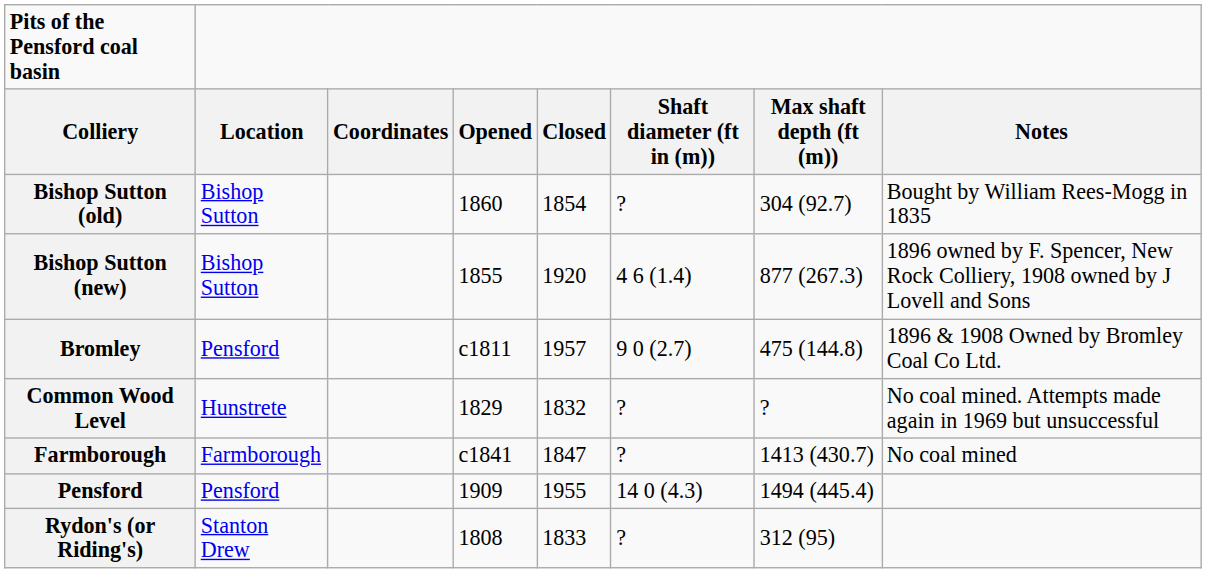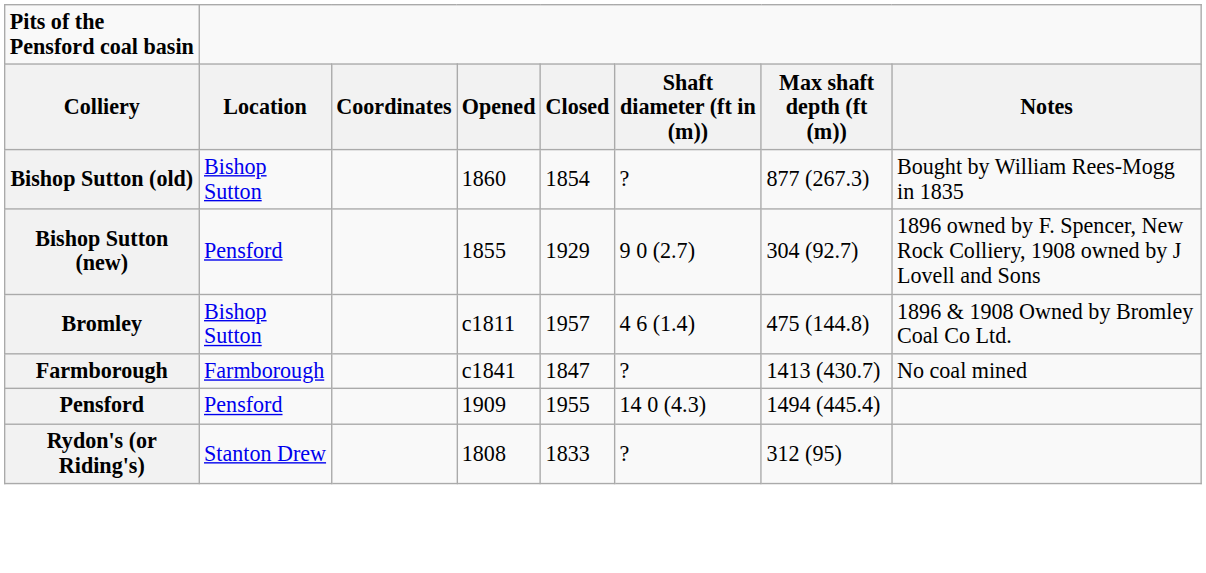(806, 203) 304 (92.7) -> (818, 178) 877 (267.3)
(232, 276) Bishop Sutton -> (243, 251) Pensford
(564, 276) 1920 -> (568, 251) 1929
(654, 276) 4 6 (1.4) -> (657, 251) 9 0 (2.7)
(811, 276) 877 (267.3) -> (812, 251) 304 (92.7)
(240, 348) Pensford -> (235, 323) Bishop Sutton
(654, 348) 9 0 (2.7) -> (657, 323) 4 6 (1.4)
- row: (100, 408)
